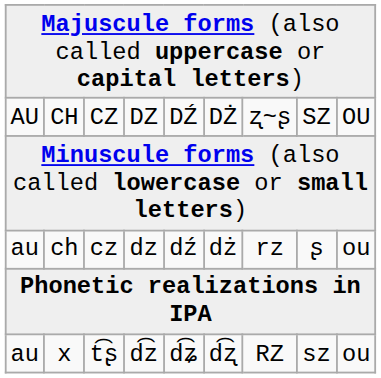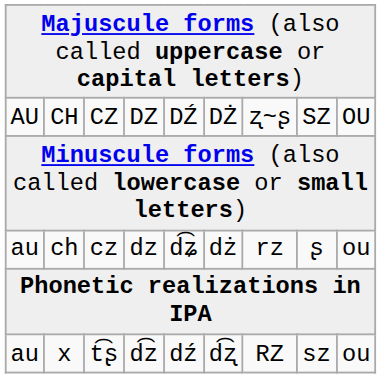(183, 249) dź -> (183, 249) d͡ʑ
(183, 353) d͡ʑ -> (183, 353) dź
